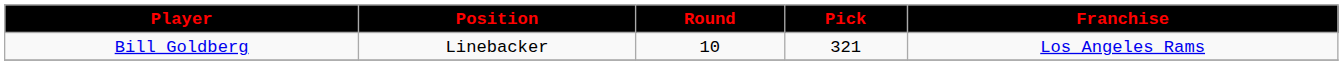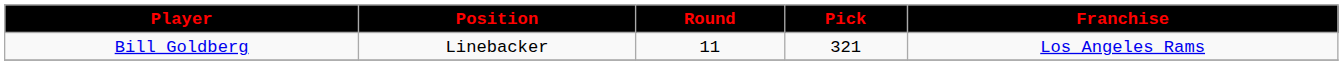(710, 47) 10 -> (710, 47) 11
